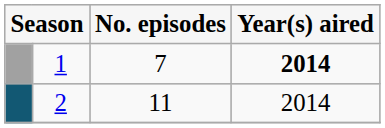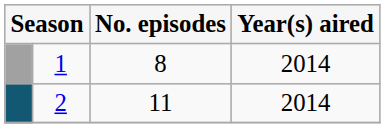(160, 63) 7 -> (160, 63) 8
(306, 63) bold -> (306, 63) normal
